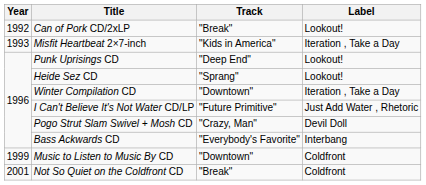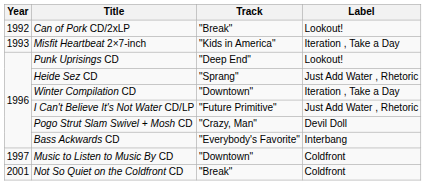(324, 76) Lookout! -> (361, 76) Just Add Water , Rhetoric
(18, 156) 1999 -> (18, 156) 1997
